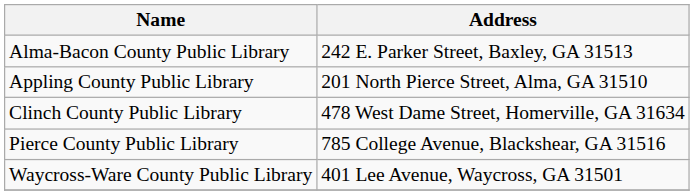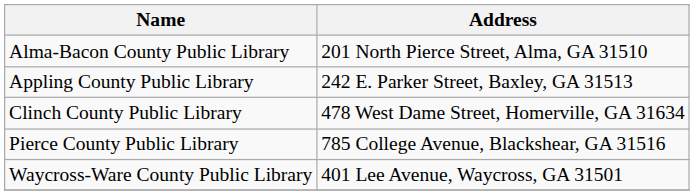(477, 50) 242 E. Parker Street, Baxley, GA 31513 -> (484, 50) 201 North Pierce Street, Alma, GA 31510
(484, 81) 201 North Pierce Street, Alma, GA 31510 -> (477, 81) 242 E. Parker Street, Baxley, GA 31513
